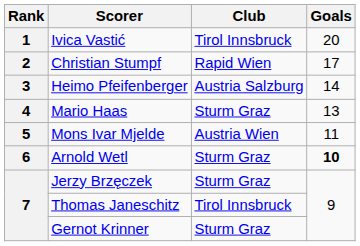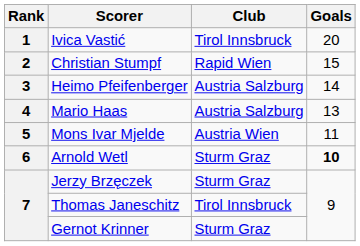(331, 63) 17 -> (331, 63) 15
(233, 110) Sturm Graz -> (249, 110) Austria Salzburg
